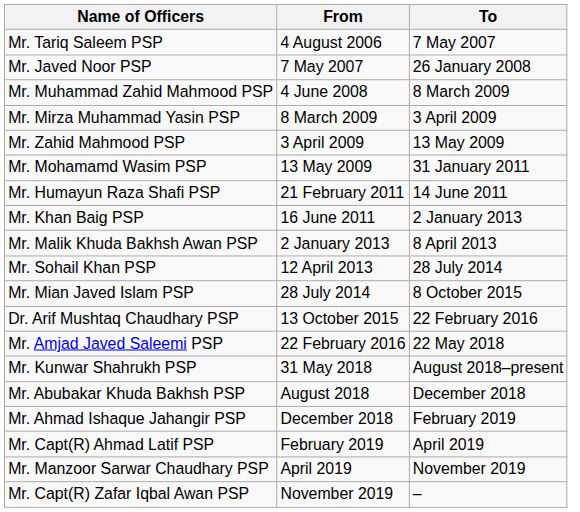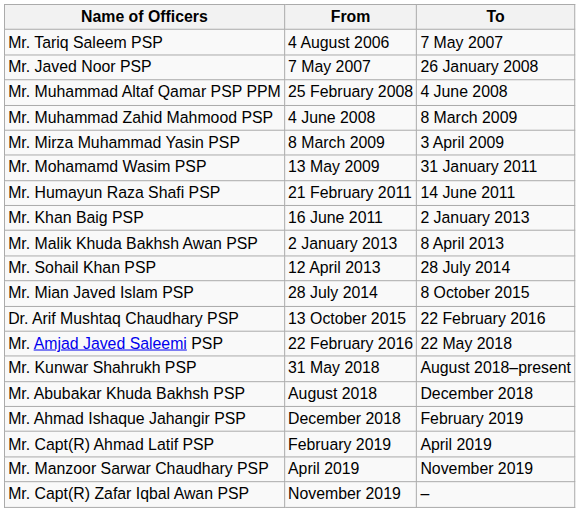+ row: (144, 92)
- row: (97, 142)
